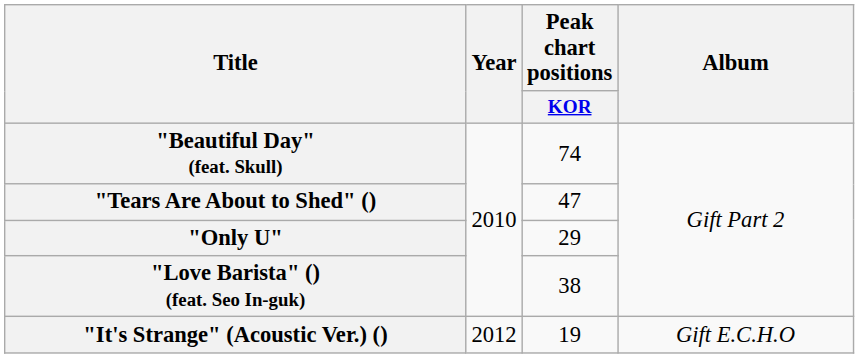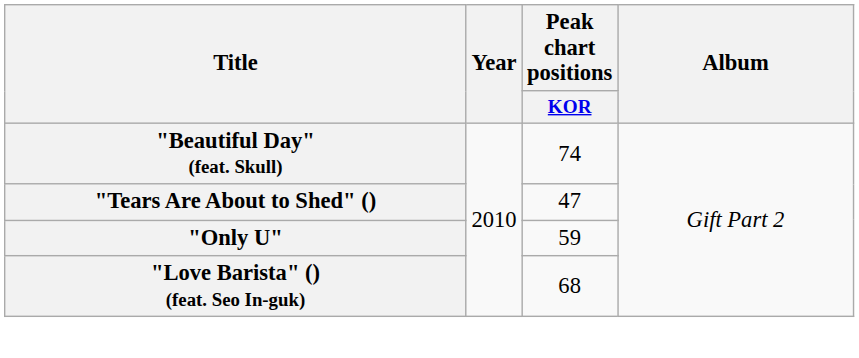(570, 237) 29 -> (570, 237) 59
(570, 285) 38 -> (570, 285) 68
- row: (235, 334)
